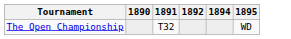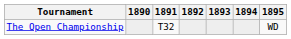+ column: (220, 12)
